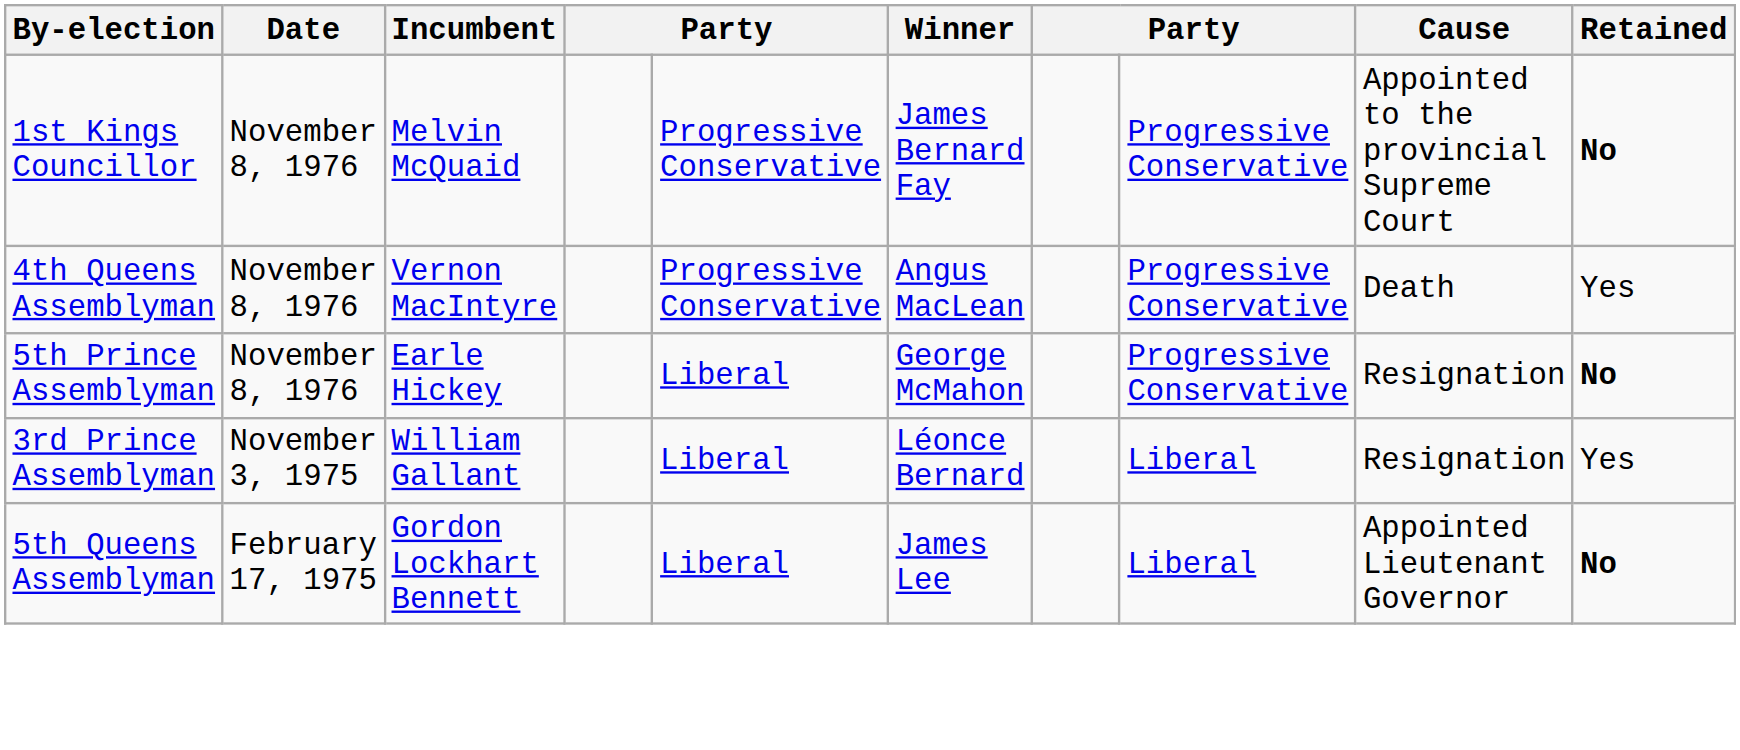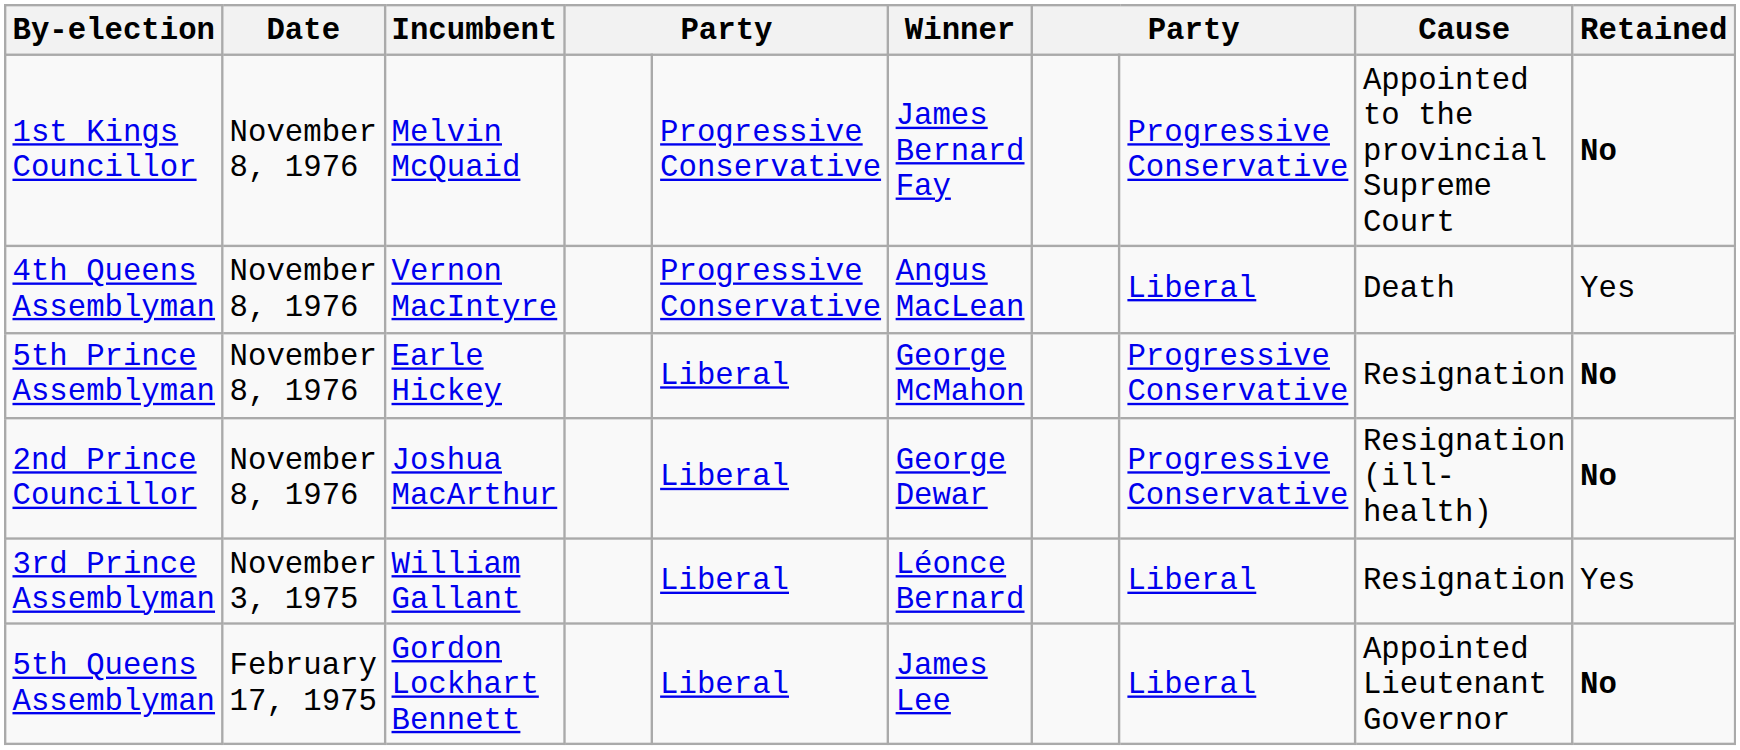(1238, 289) Progressive Conservative -> (1192, 289) Liberal
+ row: (105, 478)
